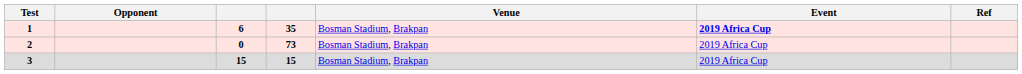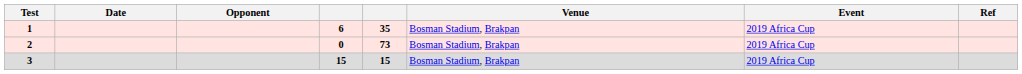+ column: (116, 12)
(735, 28) bold -> (781, 28) normal
